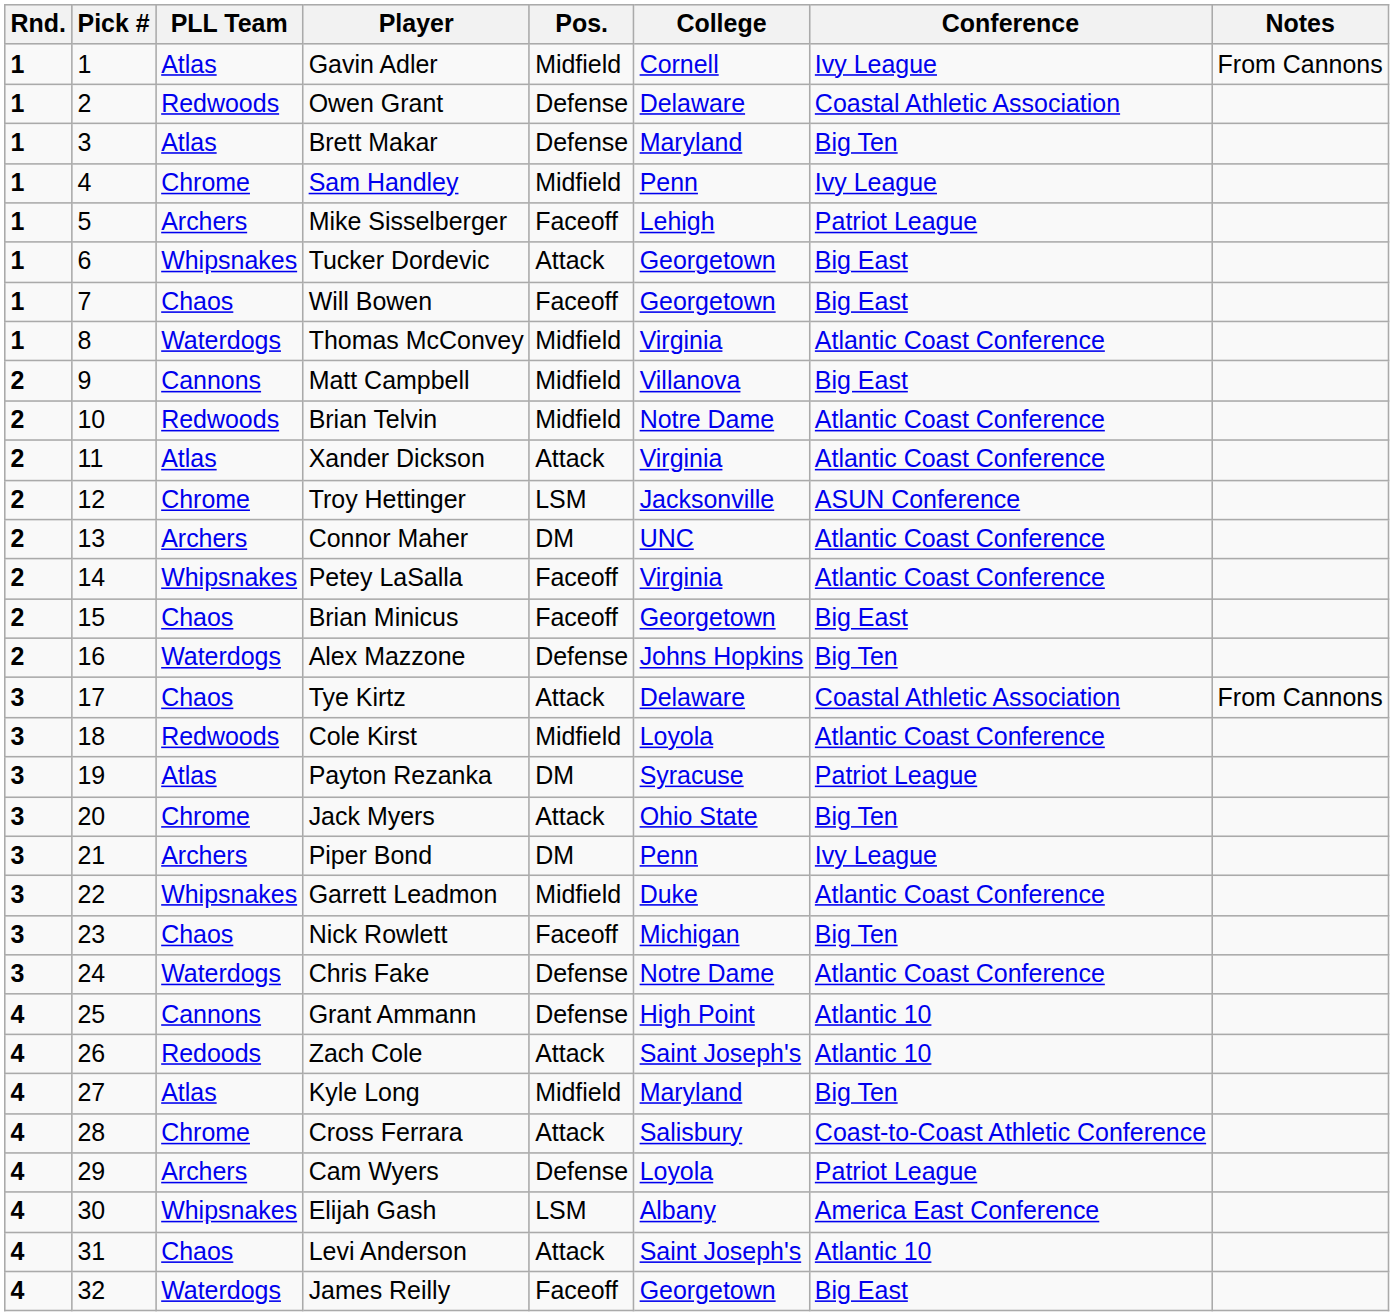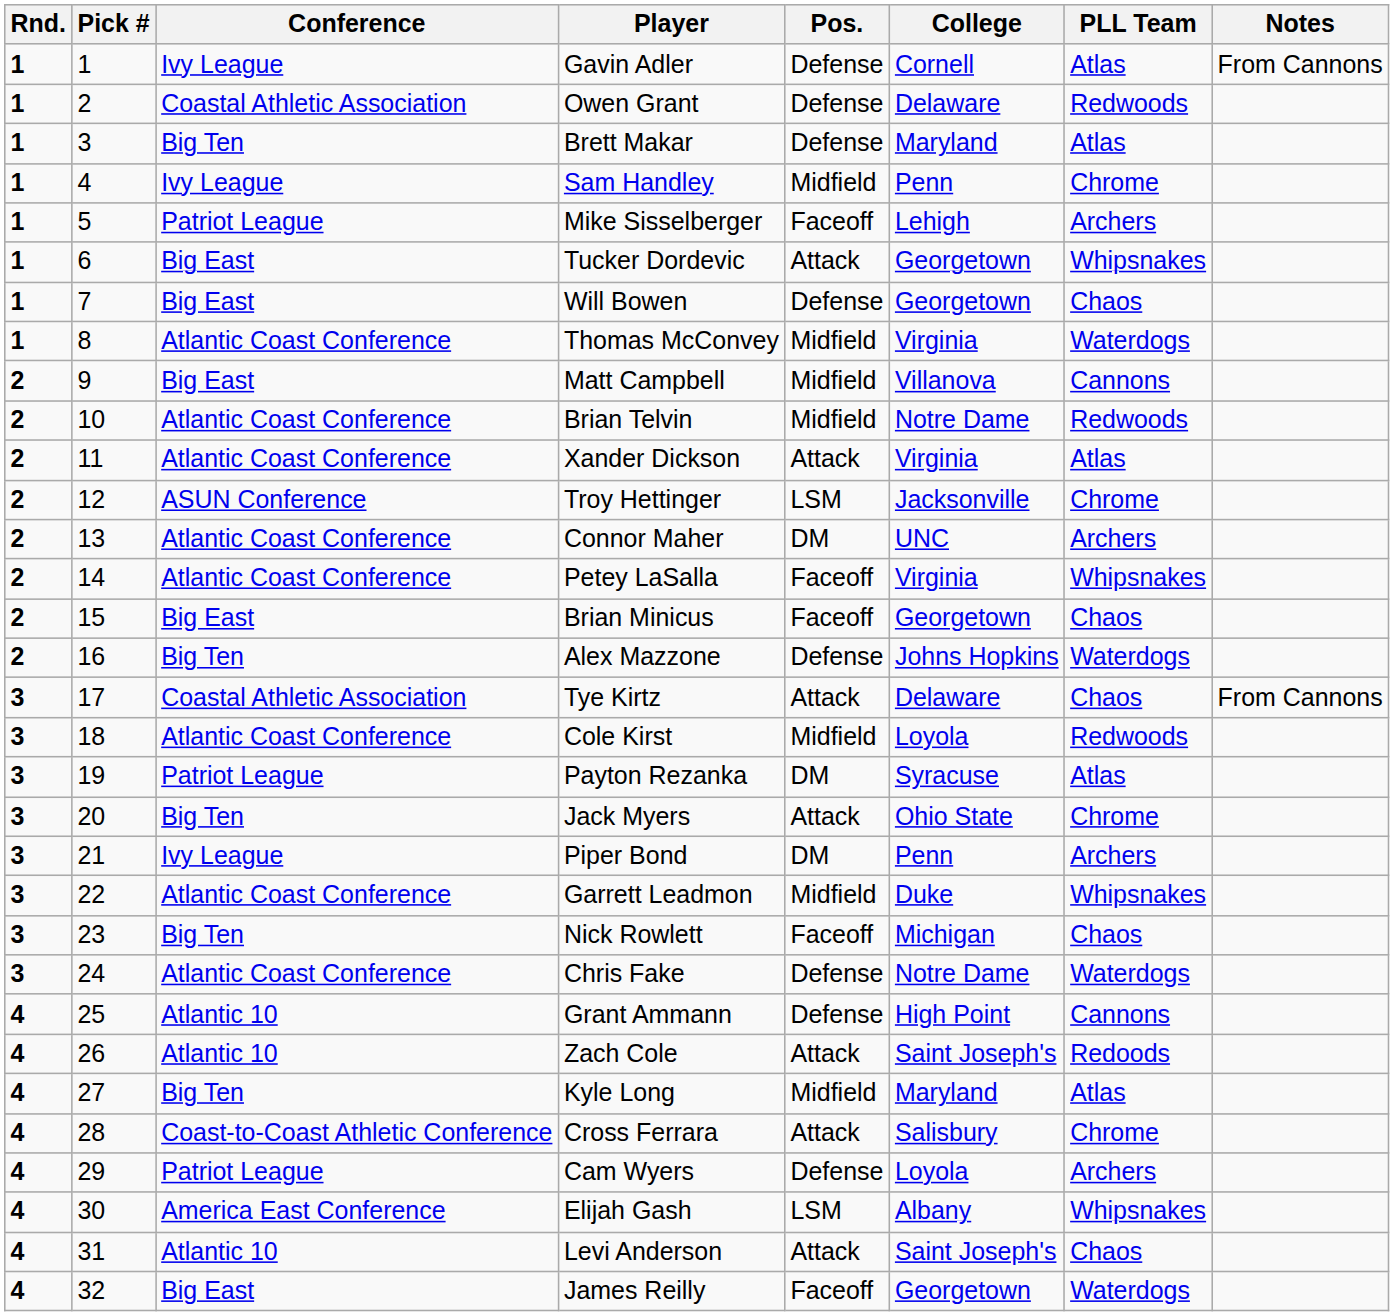columns swapped: (229, 24) <-> (1010, 24)
(578, 63) Midfield -> (837, 63) Defense
(577, 301) Faceoff -> (837, 301) Defense
